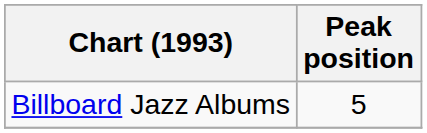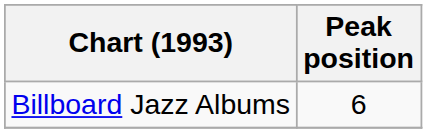(359, 104) 5 -> (359, 104) 6
